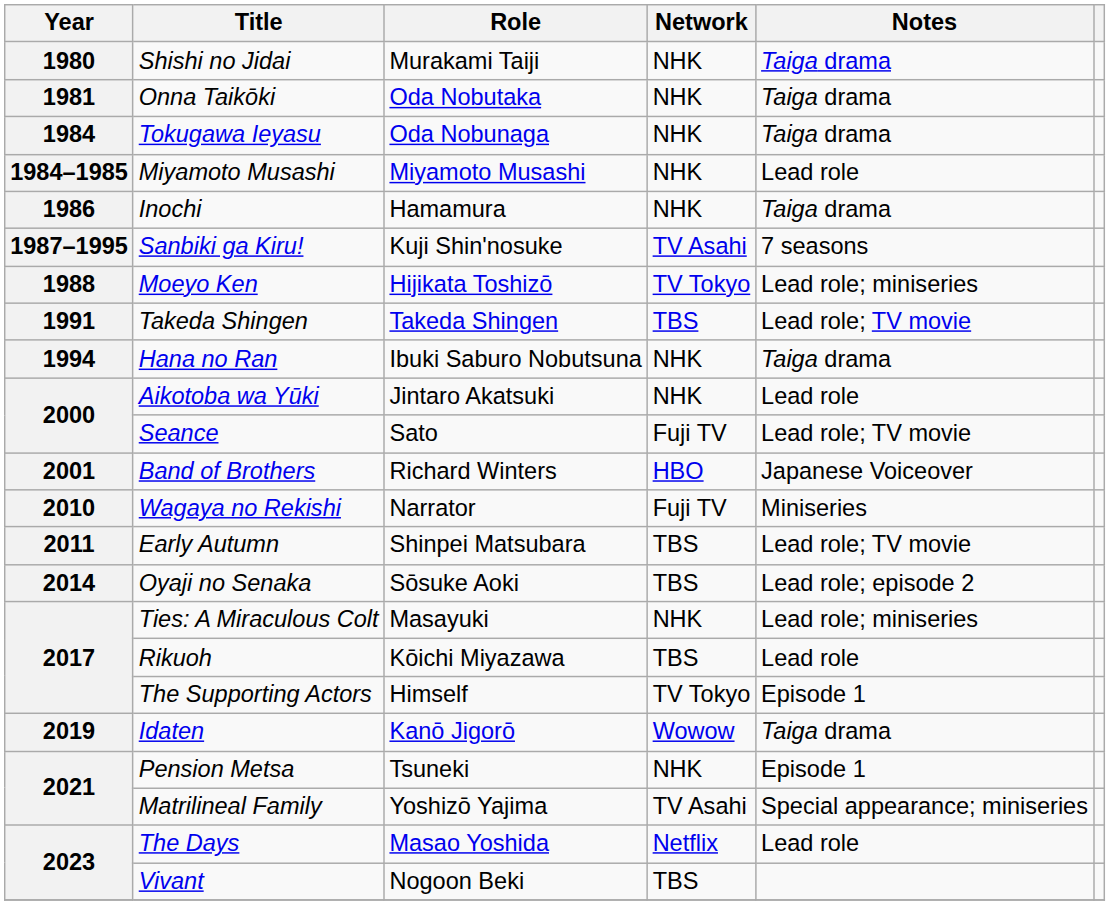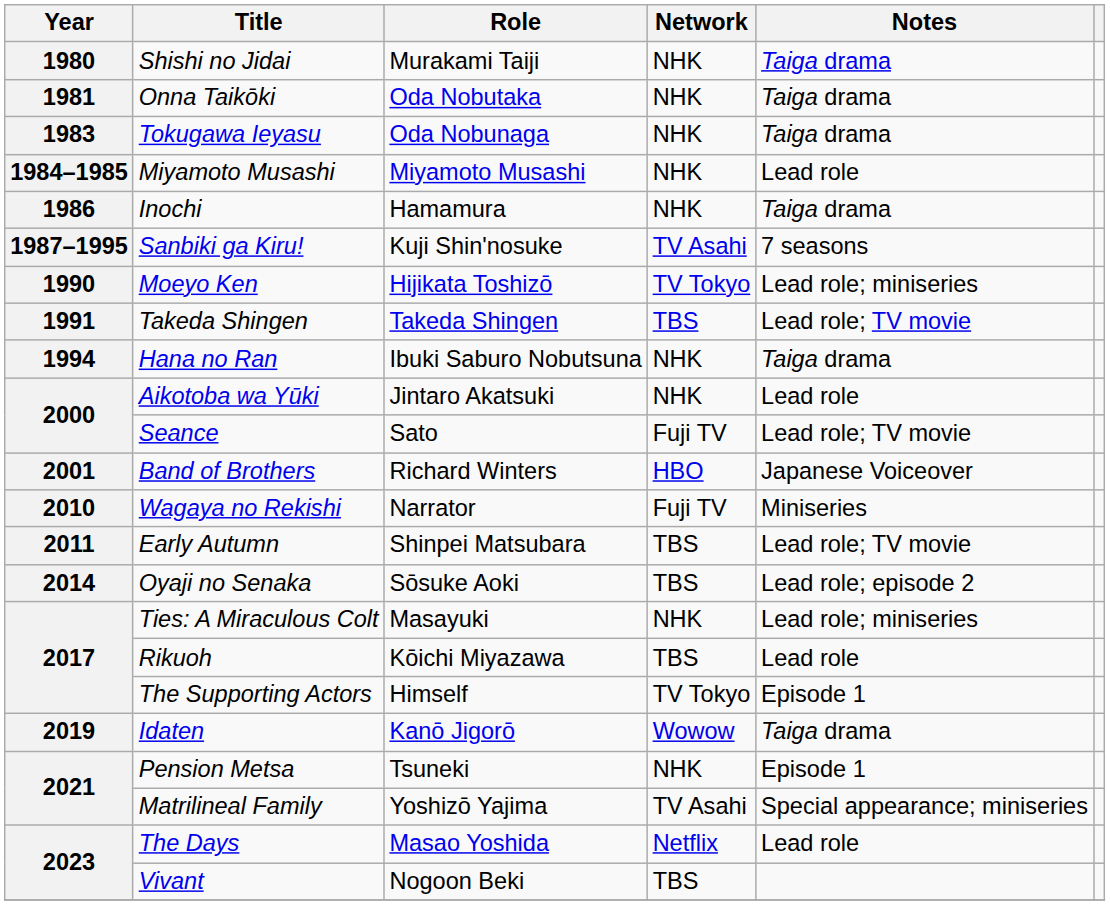(69, 135) 1984 -> (69, 135) 1983
(69, 284) 1988 -> (69, 284) 1990
